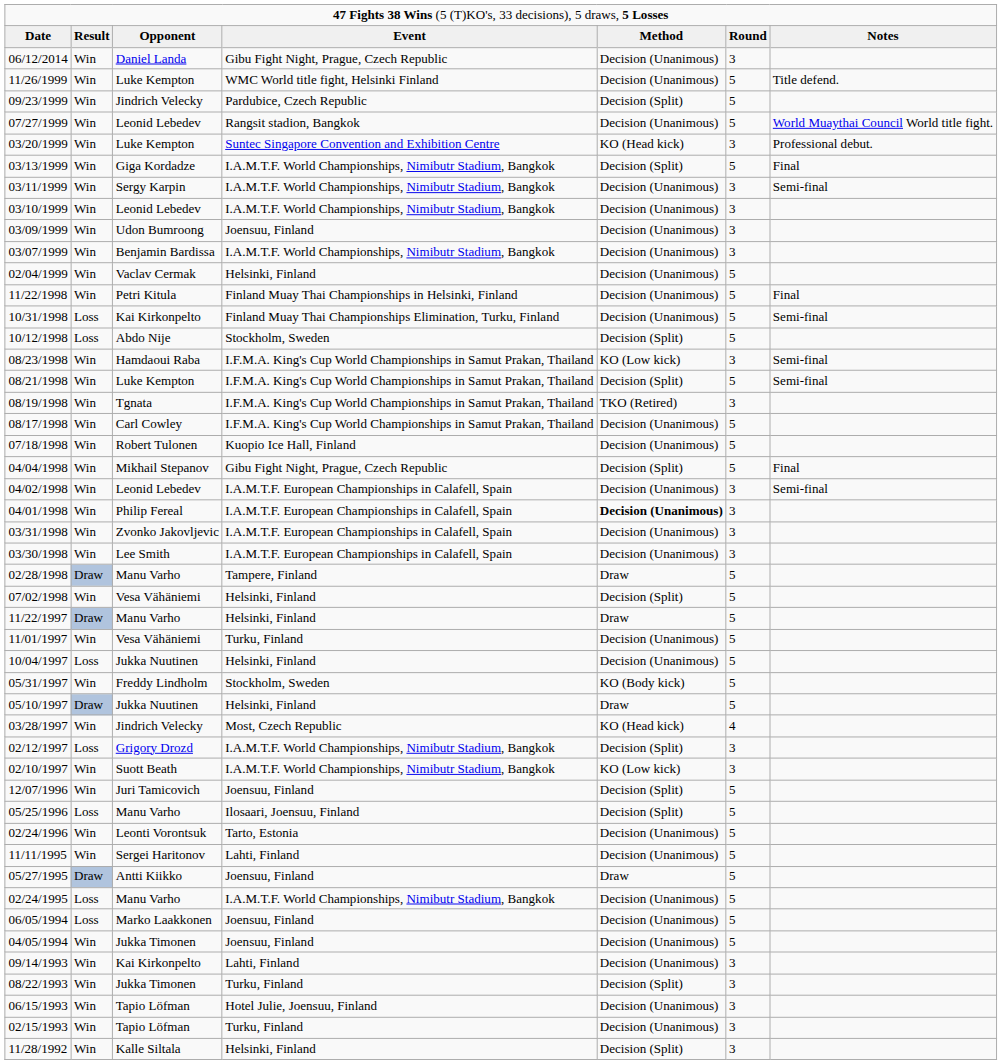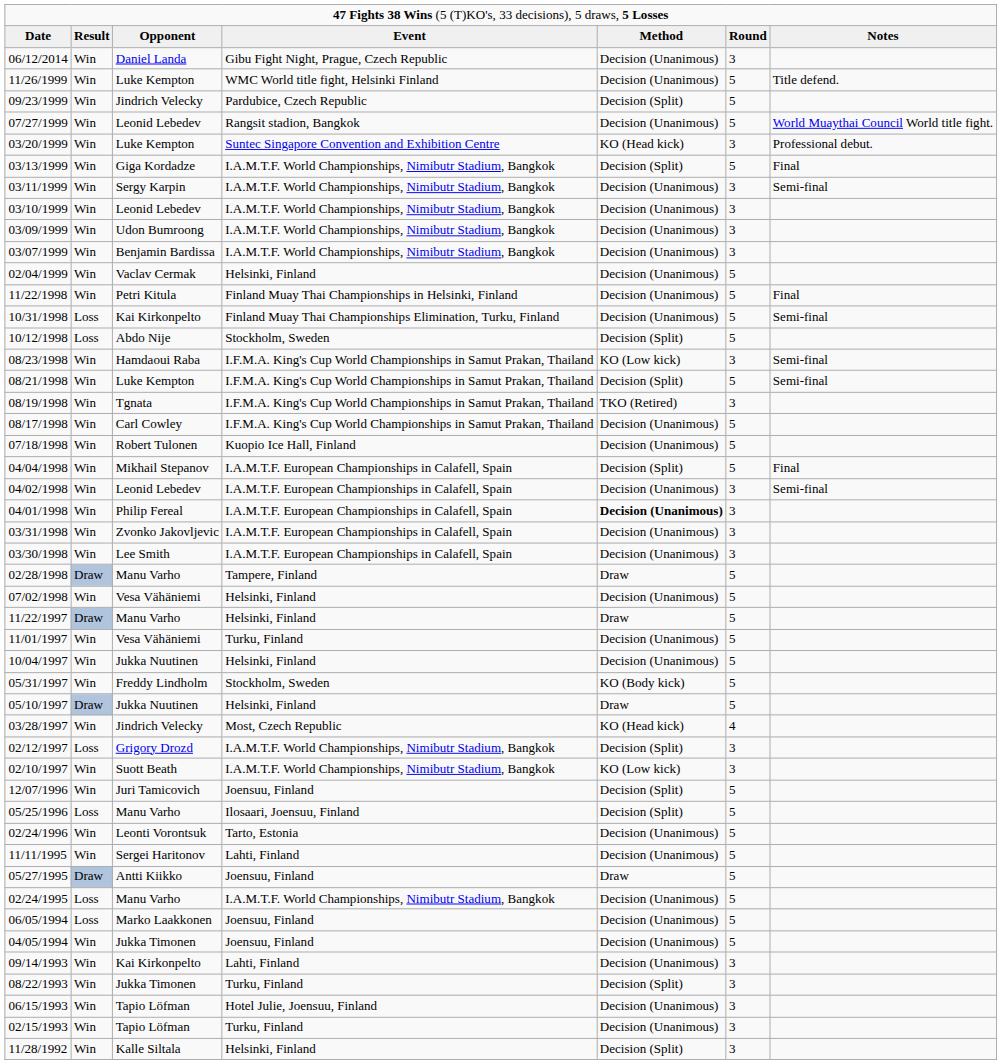(269, 230) Joensuu, Finland -> (390, 230) I.A.M.T.F. World Championships, Nimibutr Stadium, Bangkok
(336, 467) Gibu Fight Night, Prague, Czech Republic -> (369, 467) I.A.M.T.F. European Championships in Calafell, Spain
(641, 596) Decision (Split) -> (659, 596) Decision (Unanimous)
(86, 661) Loss -> (85, 661) Win
